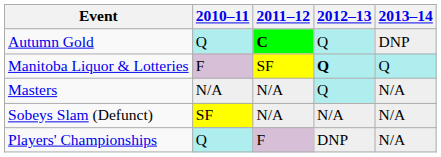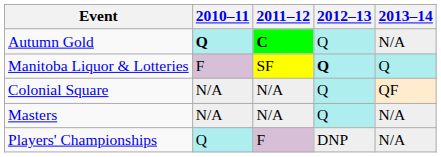(201, 41) normal -> (202, 41) bold
(394, 41) DNP -> (392, 41) N/A
+ row: (58, 90)
- row: (80, 115)
